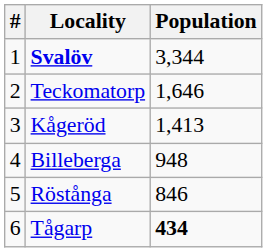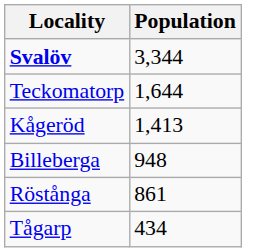- column: (15, 21)
(180, 90) 1,646 -> (159, 90) 1,644
(171, 194) 846 -> (151, 194) 861
(171, 228) bold -> (151, 228) normal
